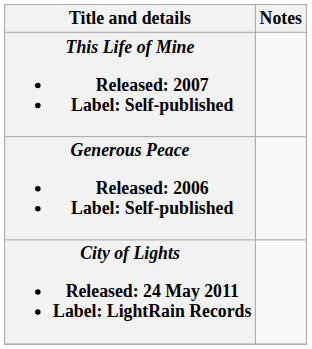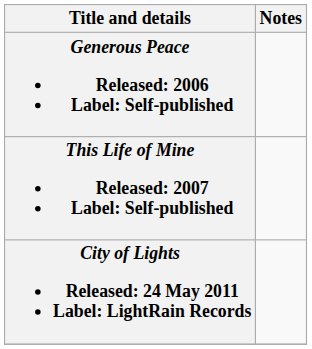rows swapped: (130, 179) <-> (130, 76)
